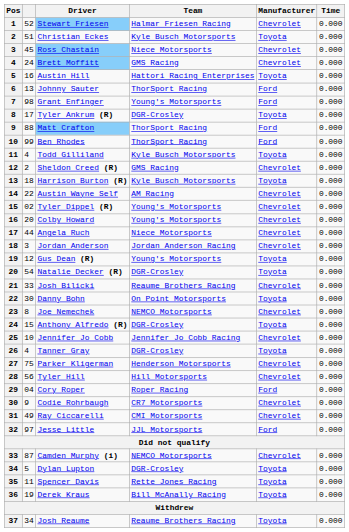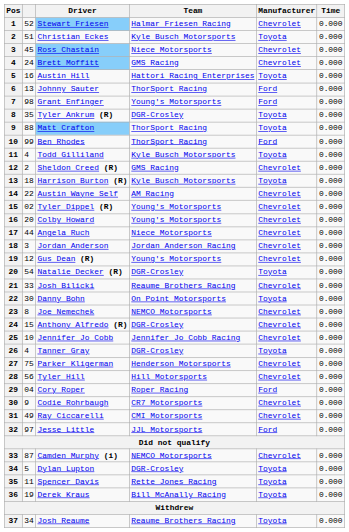(29, 115) 17 -> (29, 115) 35
(268, 128) Ford -> (272, 128) Toyota
(272, 259) Toyota -> (280, 259) Chevrolet
(272, 324) Toyota -> (280, 324) Chevrolet
